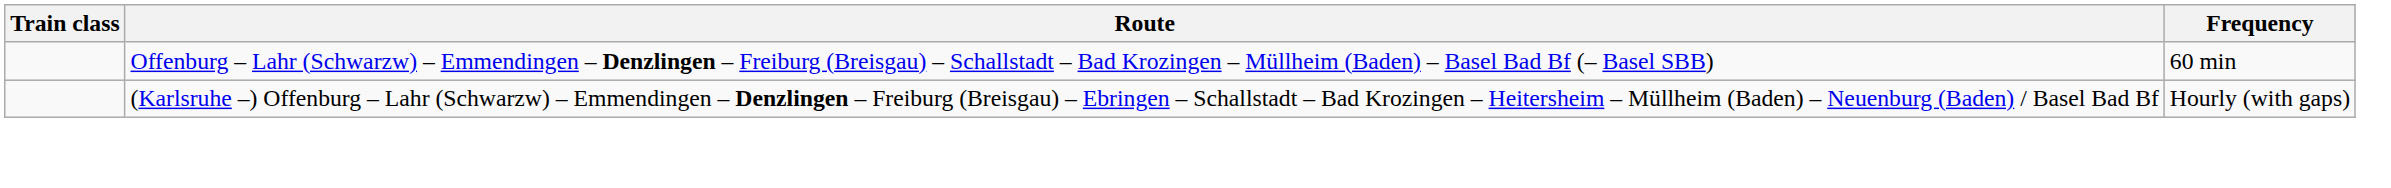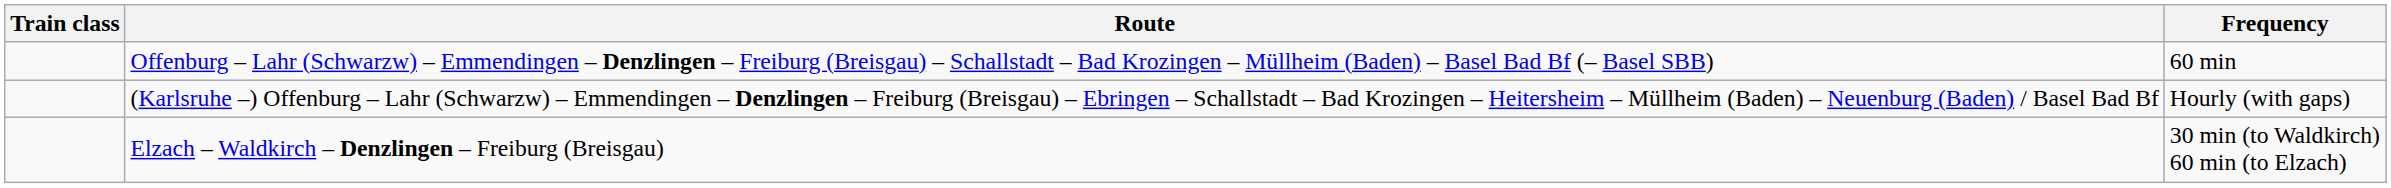+ row: (397, 149)
